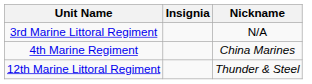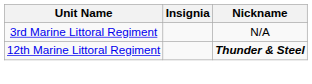- row: (84, 50)
(257, 69) normal -> (260, 50) bold
